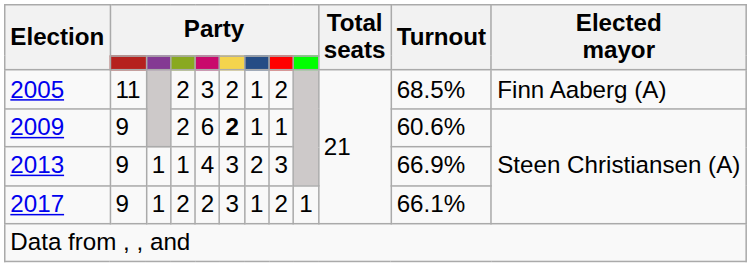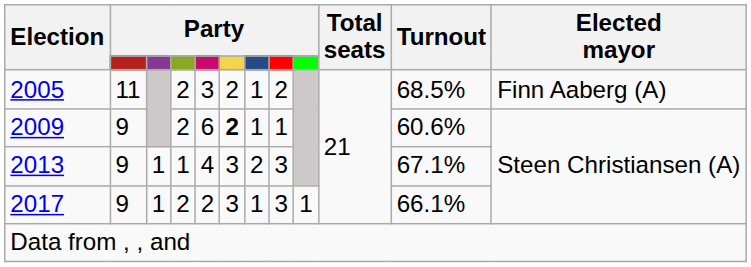(431, 165) 66.9% -> (431, 165) 67.1%
(281, 204) 2 -> (281, 204) 3
